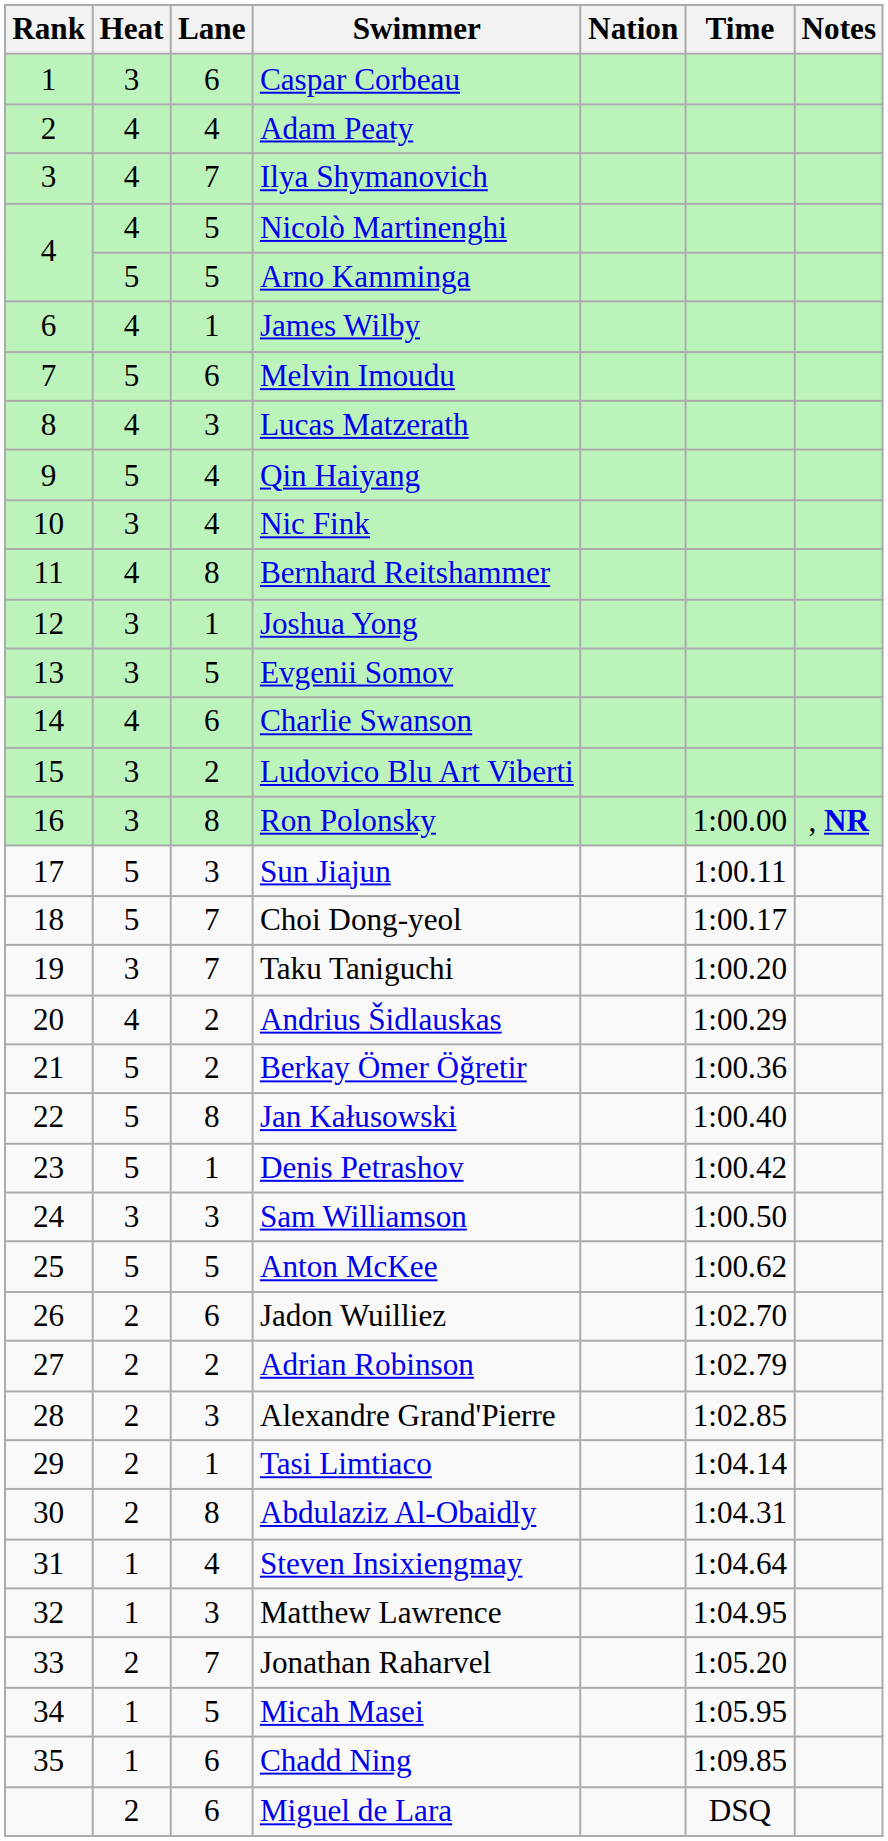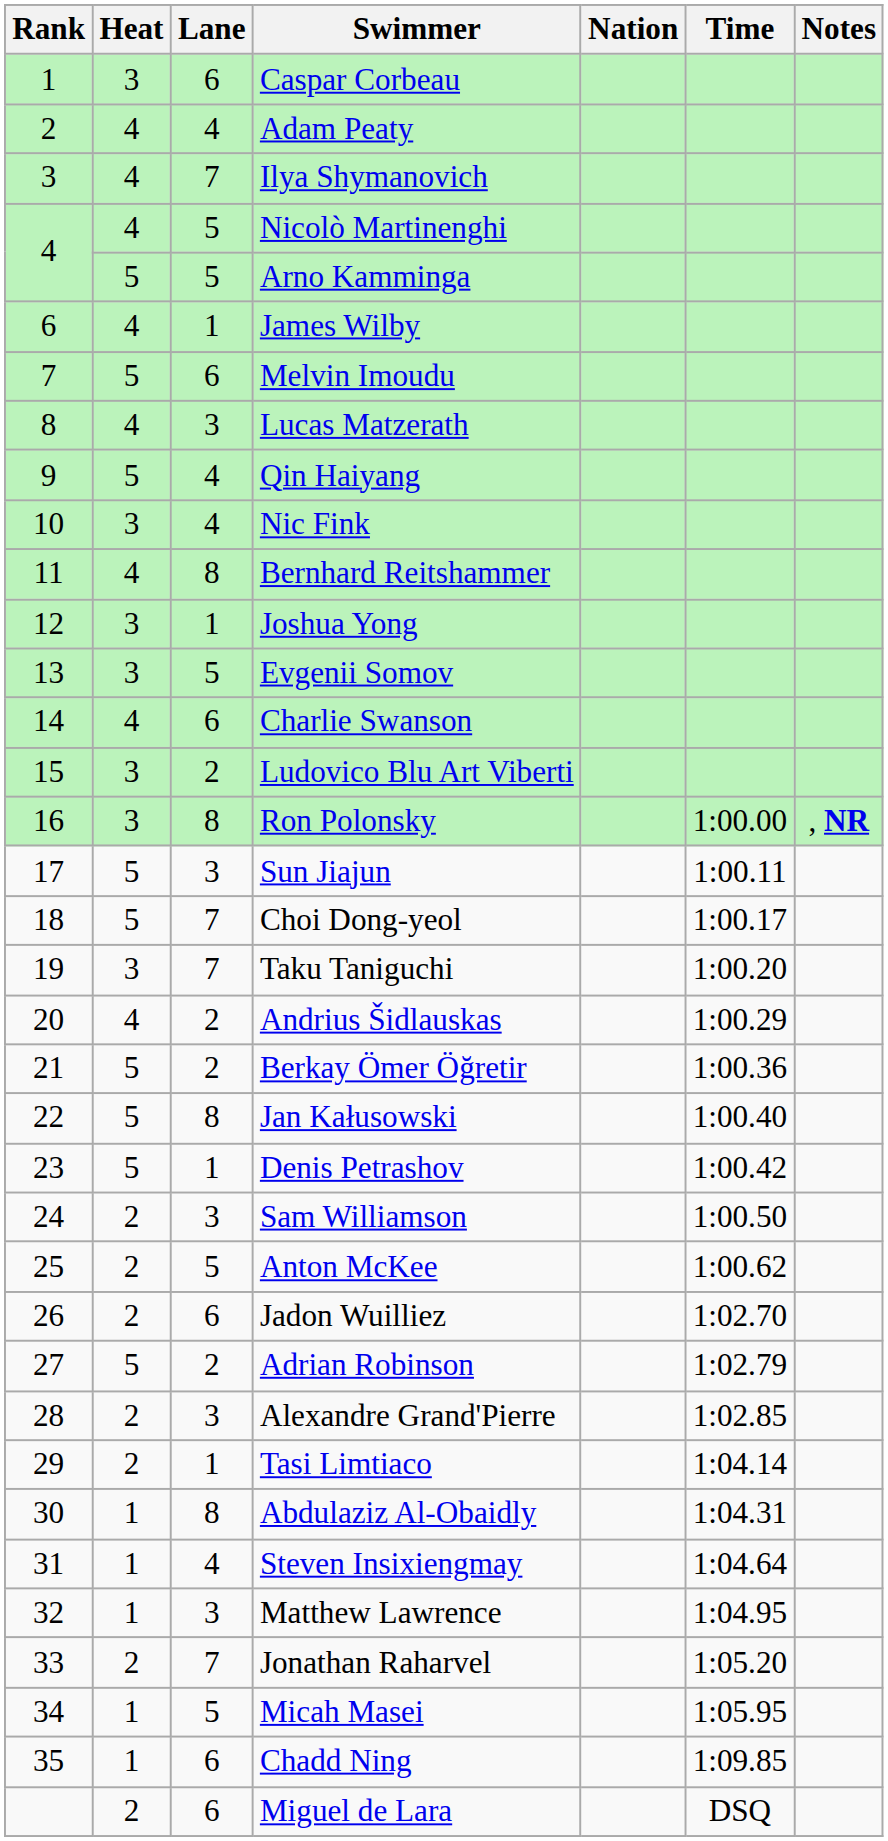(131, 1216) 3 -> (131, 1216) 2
(131, 1266) 5 -> (131, 1266) 2
(131, 1365) 2 -> (131, 1365) 5
(131, 1513) 2 -> (131, 1513) 1
